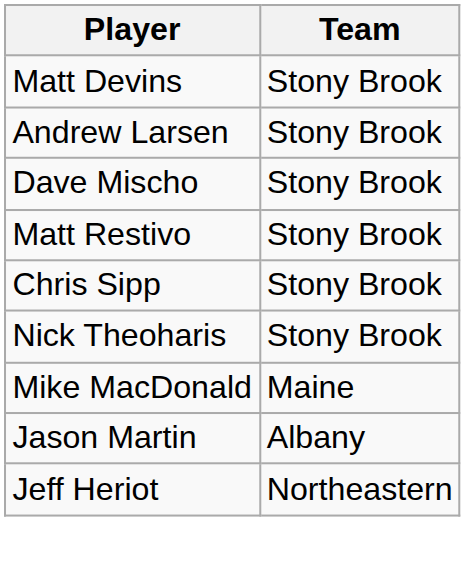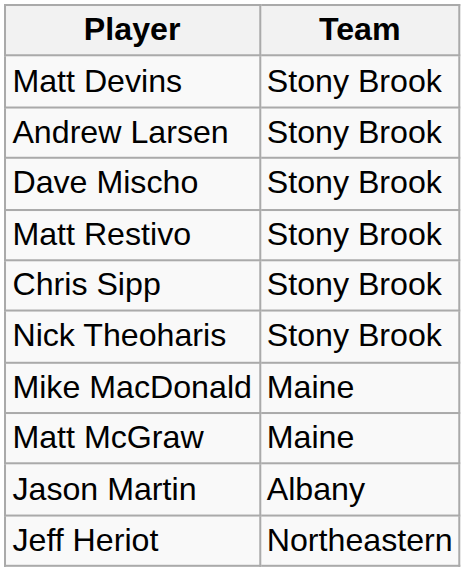+ row: (108, 438)
